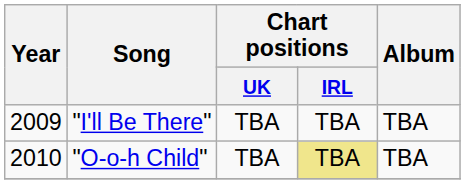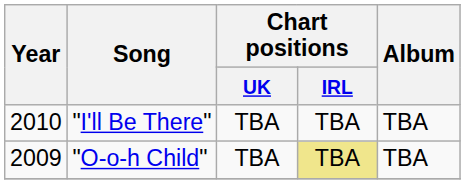(36, 122) 2009 -> (36, 122) 2010
(36, 159) 2010 -> (36, 159) 2009
